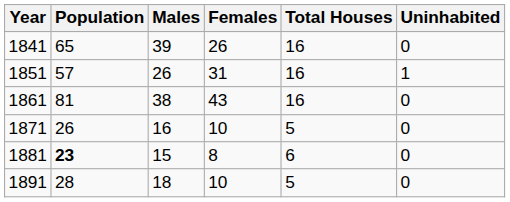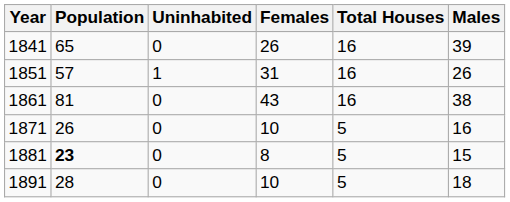columns swapped: (176, 18) <-> (450, 18)
(290, 155) 6 -> (342, 155) 5
